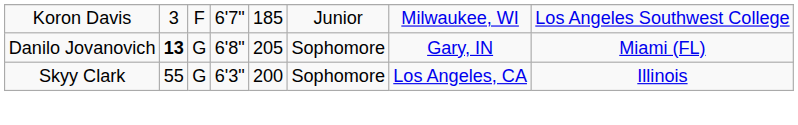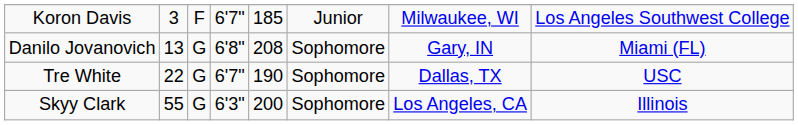(174, 47) bold -> (174, 47) normal
(268, 47) 205 -> (268, 47) 208
+ row: (82, 76)
